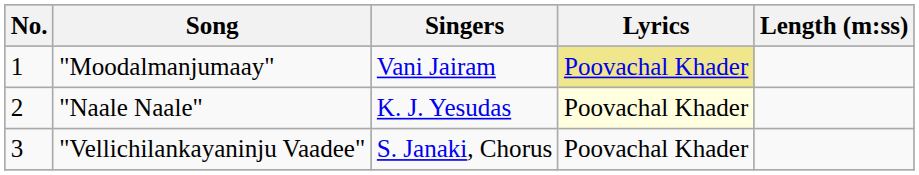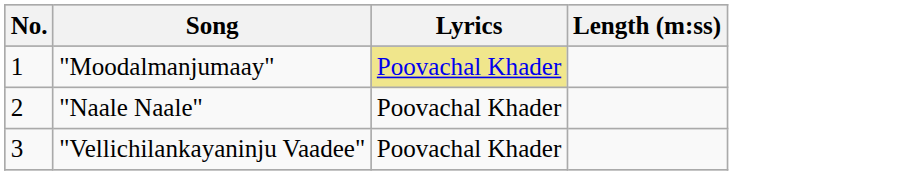- column: (465, 25)
(656, 108) lightyellow background -> (469, 108) no background
